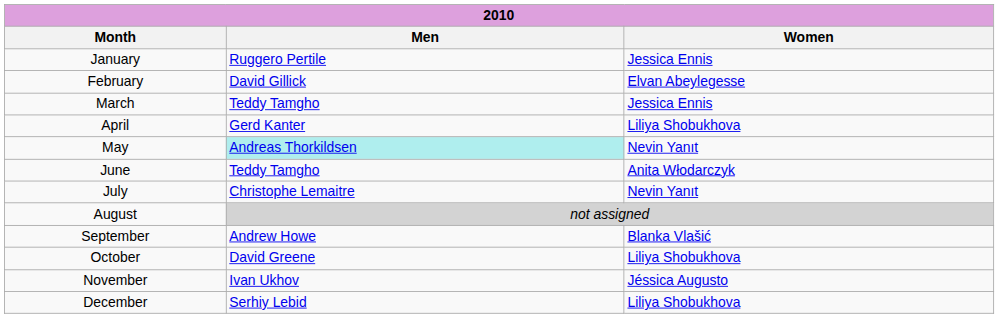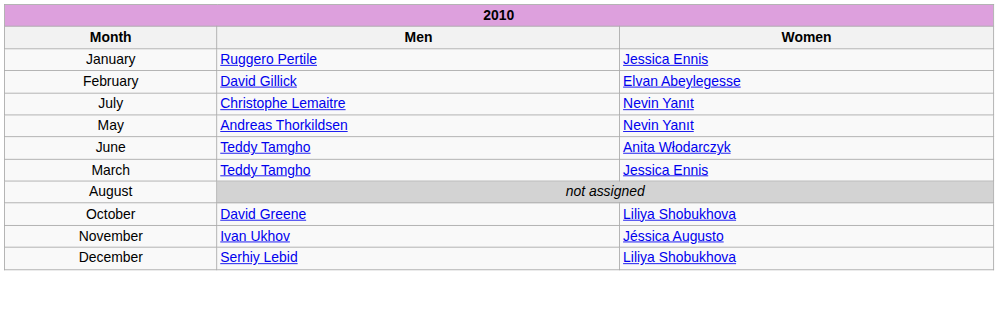rows swapped: (115, 103) <-> (115, 192)
- row: (115, 125)
(293, 147) paleturquoise background -> (284, 125) no background
- row: (115, 236)
